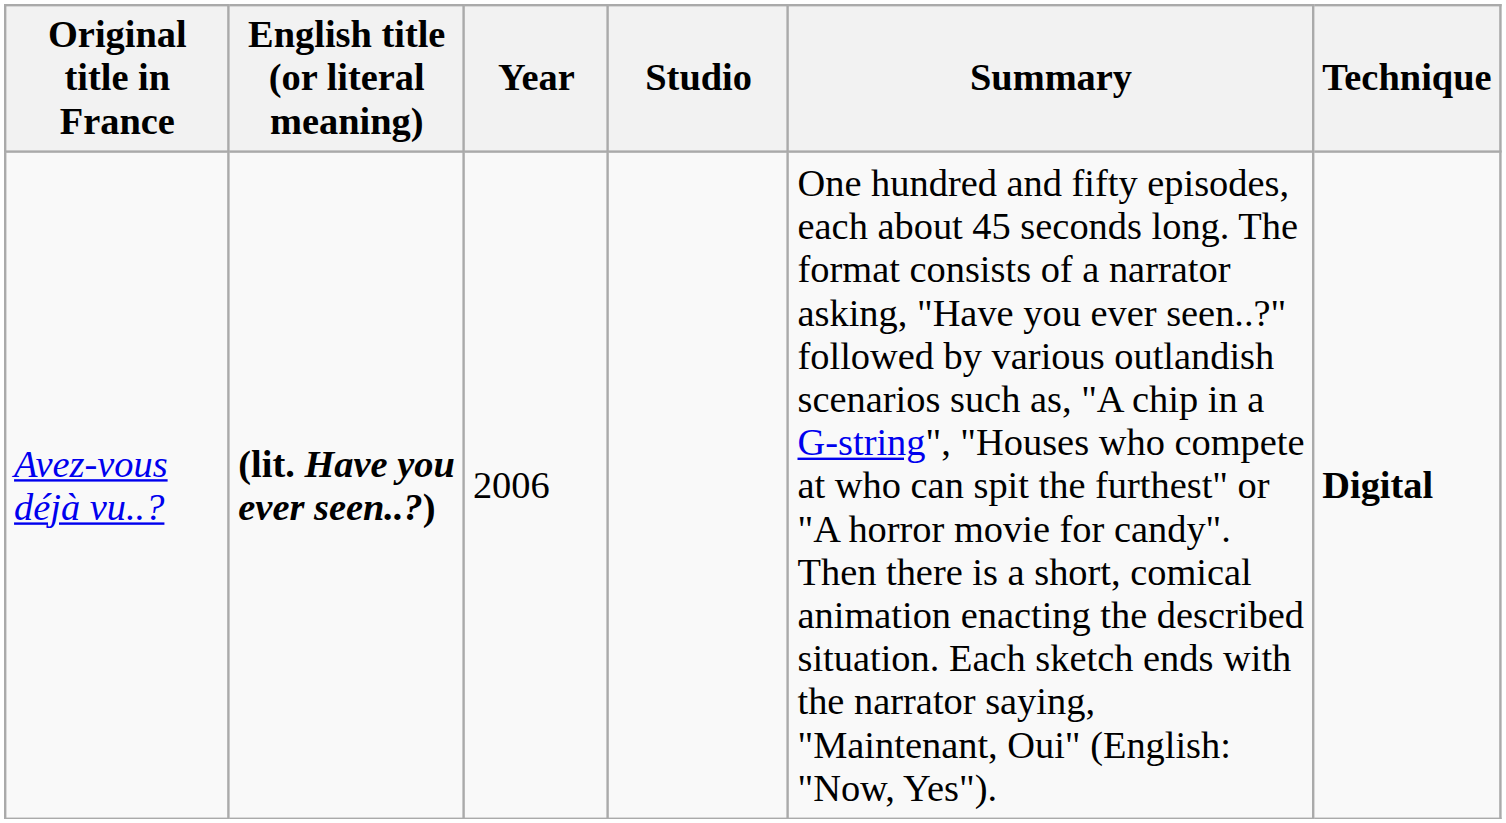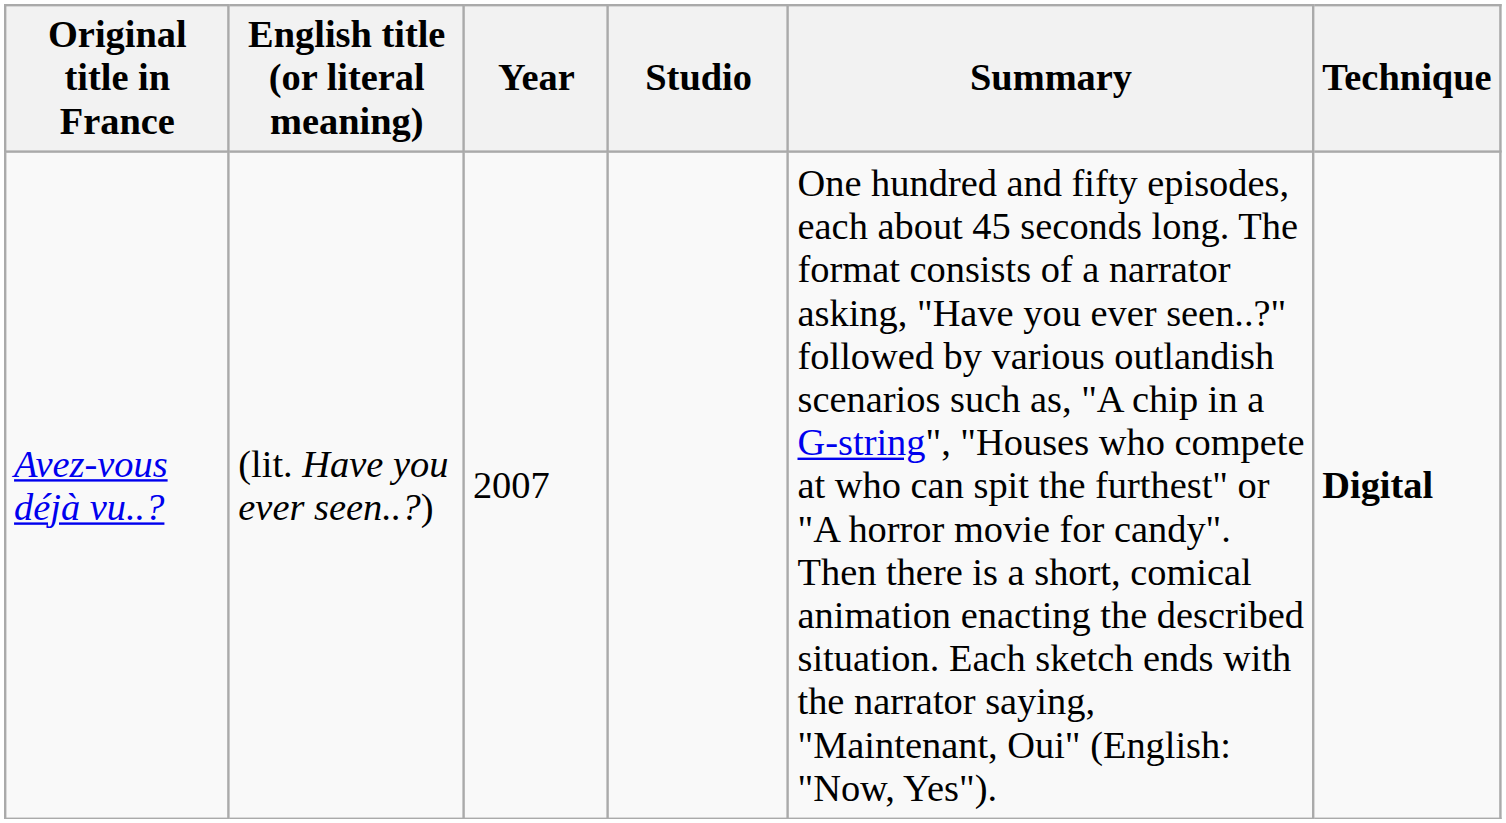(347, 484) bold -> (343, 484) normal
(511, 484) 2006 -> (511, 484) 2007
